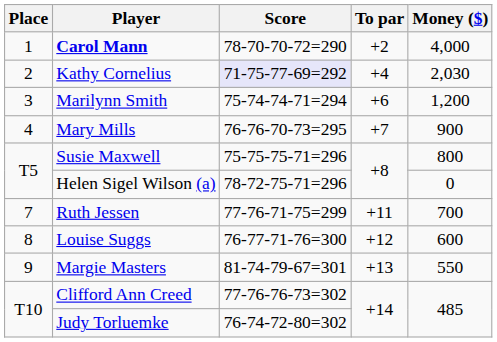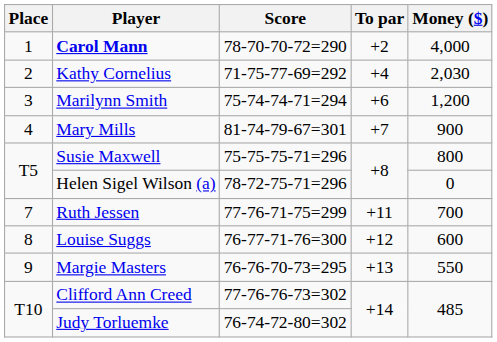(285, 73) lavender background -> (285, 73) no background
(285, 128) 76-76-70-73=295 -> (285, 128) 81-74-79-67=301
(285, 267) 81-74-79-67=301 -> (285, 267) 76-76-70-73=295
